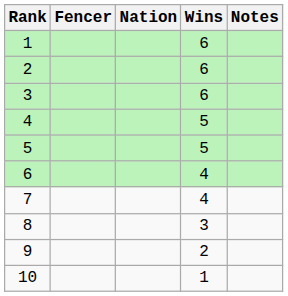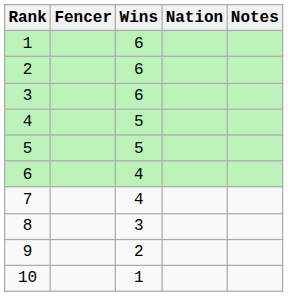columns swapped: (148, 18) <-> (204, 18)
